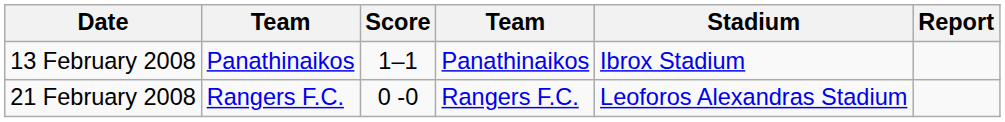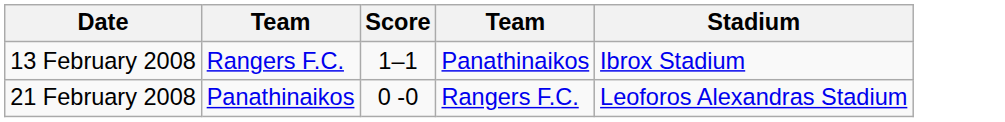- column: (956, 23)
(281, 60) Panathinaikos -> (275, 60) Rangers F.C.
(275, 97) Rangers F.C. -> (281, 97) Panathinaikos
